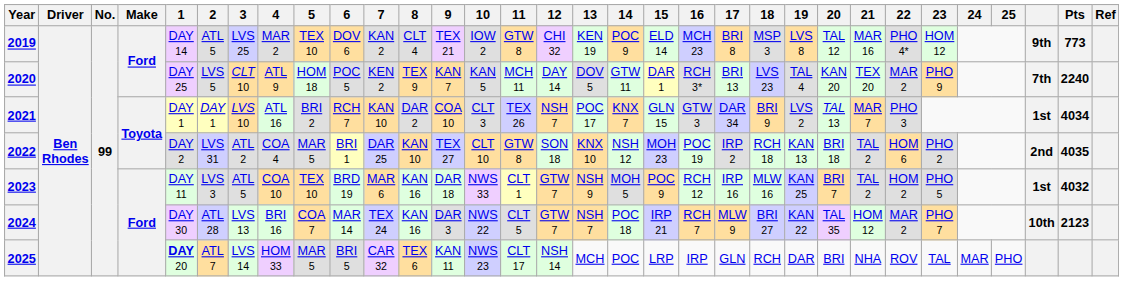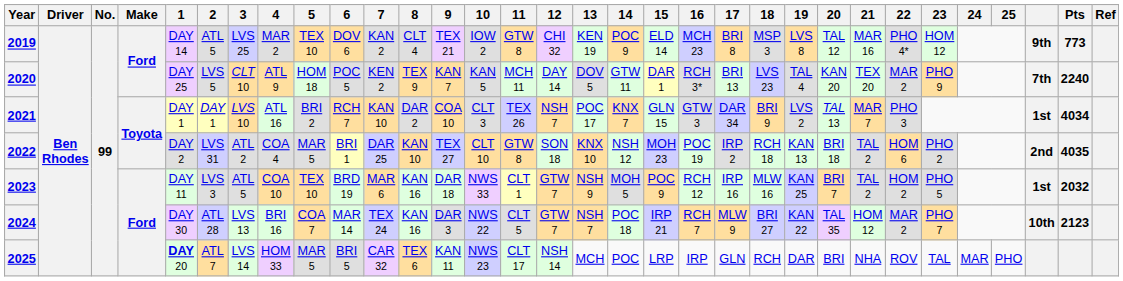(1075, 187) 4032 -> (1075, 187) 2032
